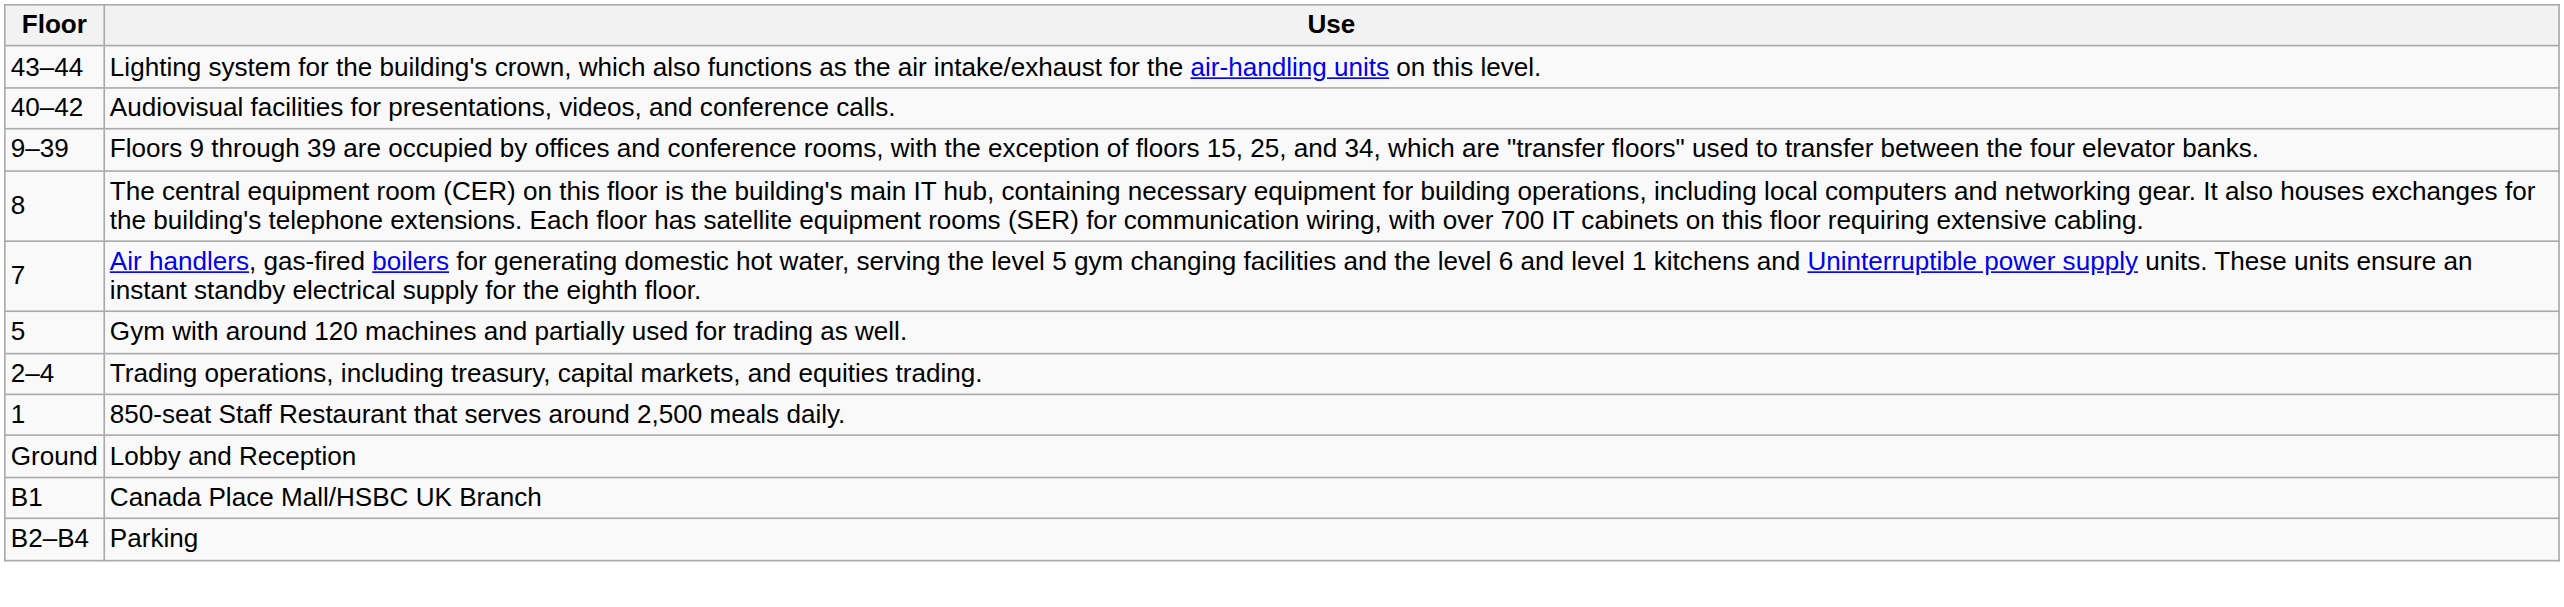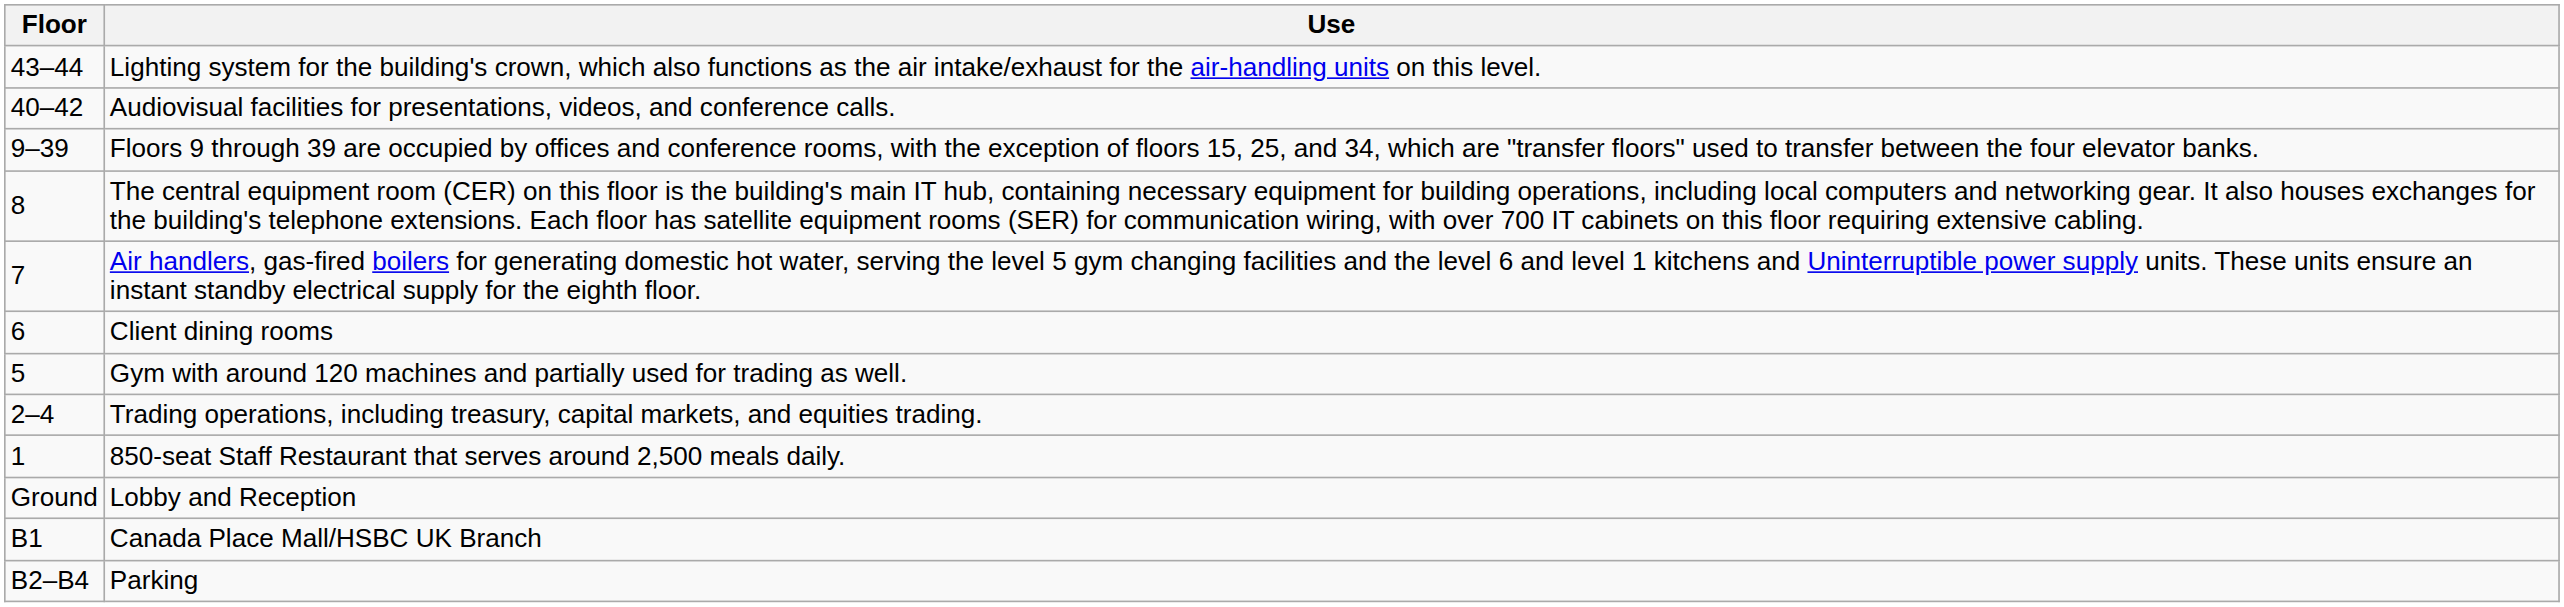+ row: (221, 332)
